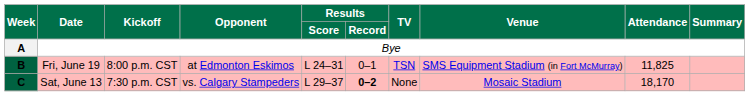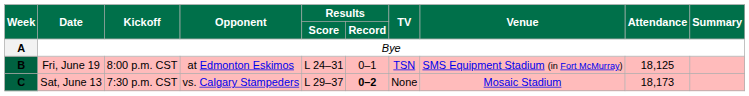(657, 65) 11,825 -> (657, 65) 18,125
(657, 83) 18,170 -> (657, 83) 18,173
